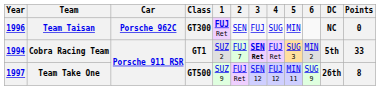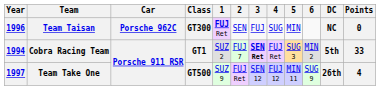(359, 74) 8 -> (359, 74) 4
